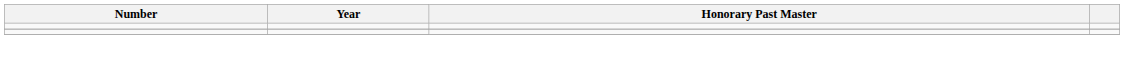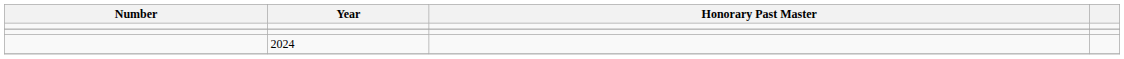+ row: (136, 44)
